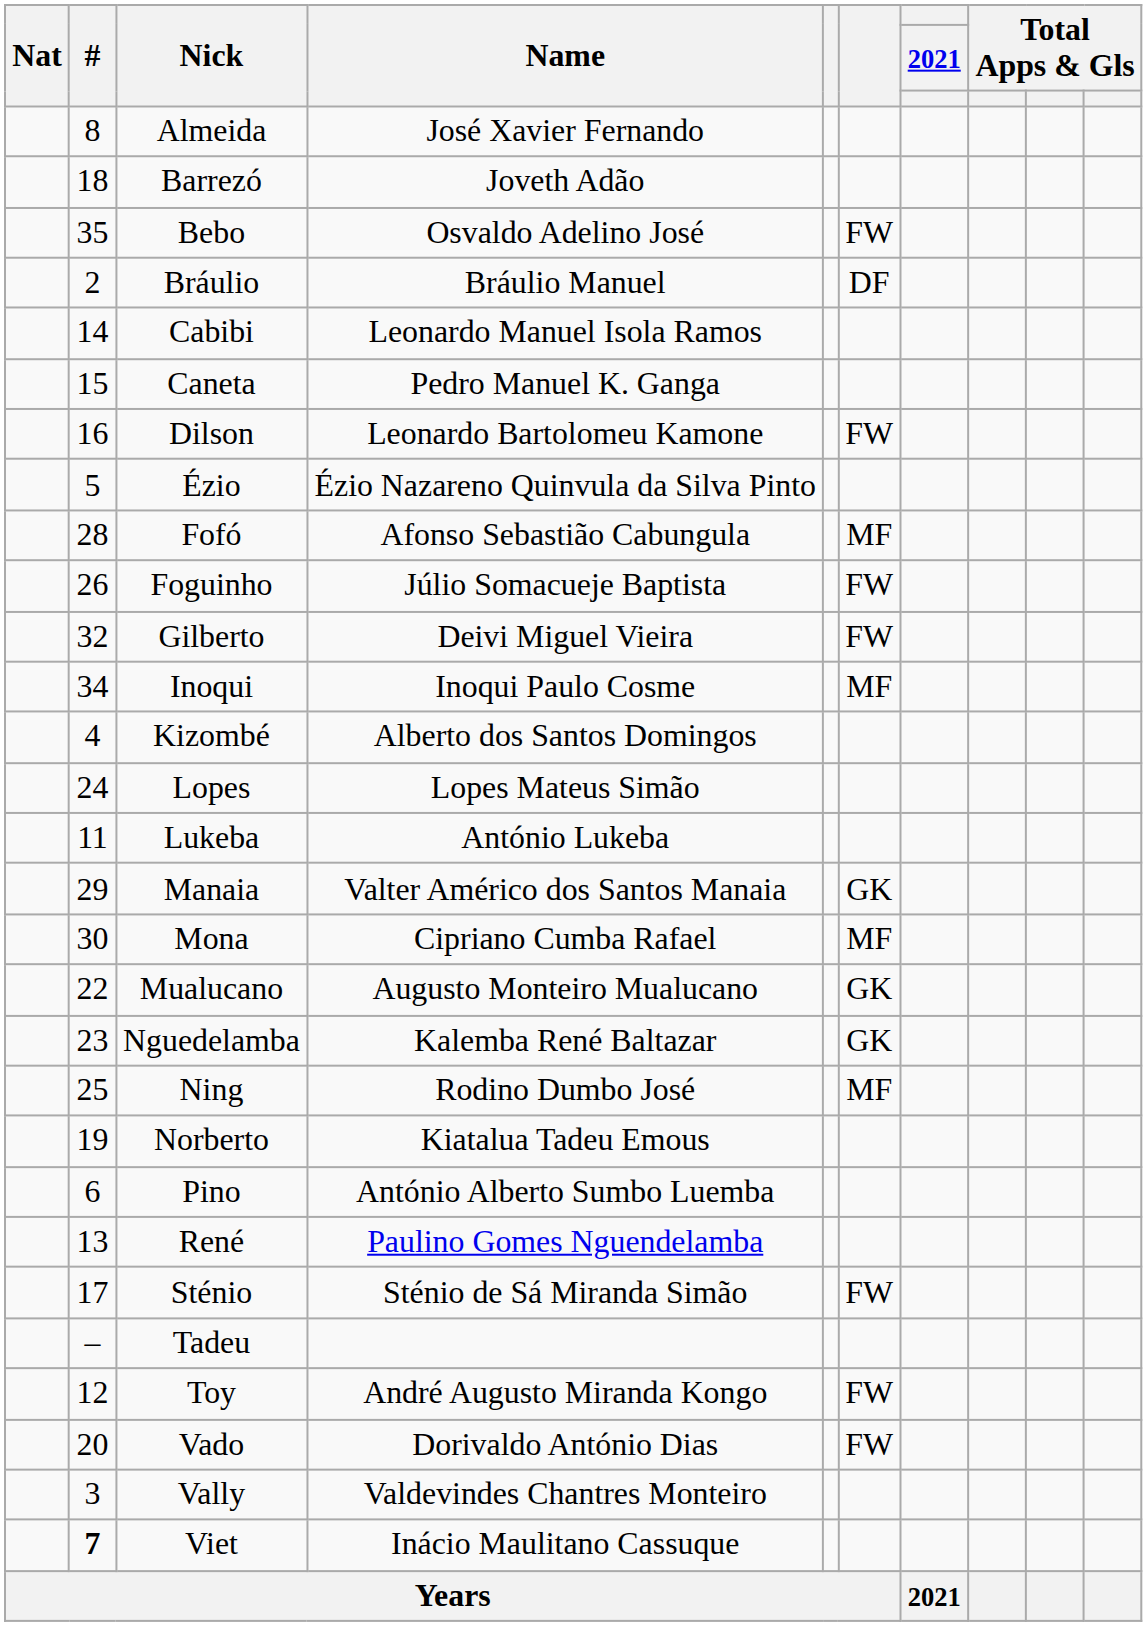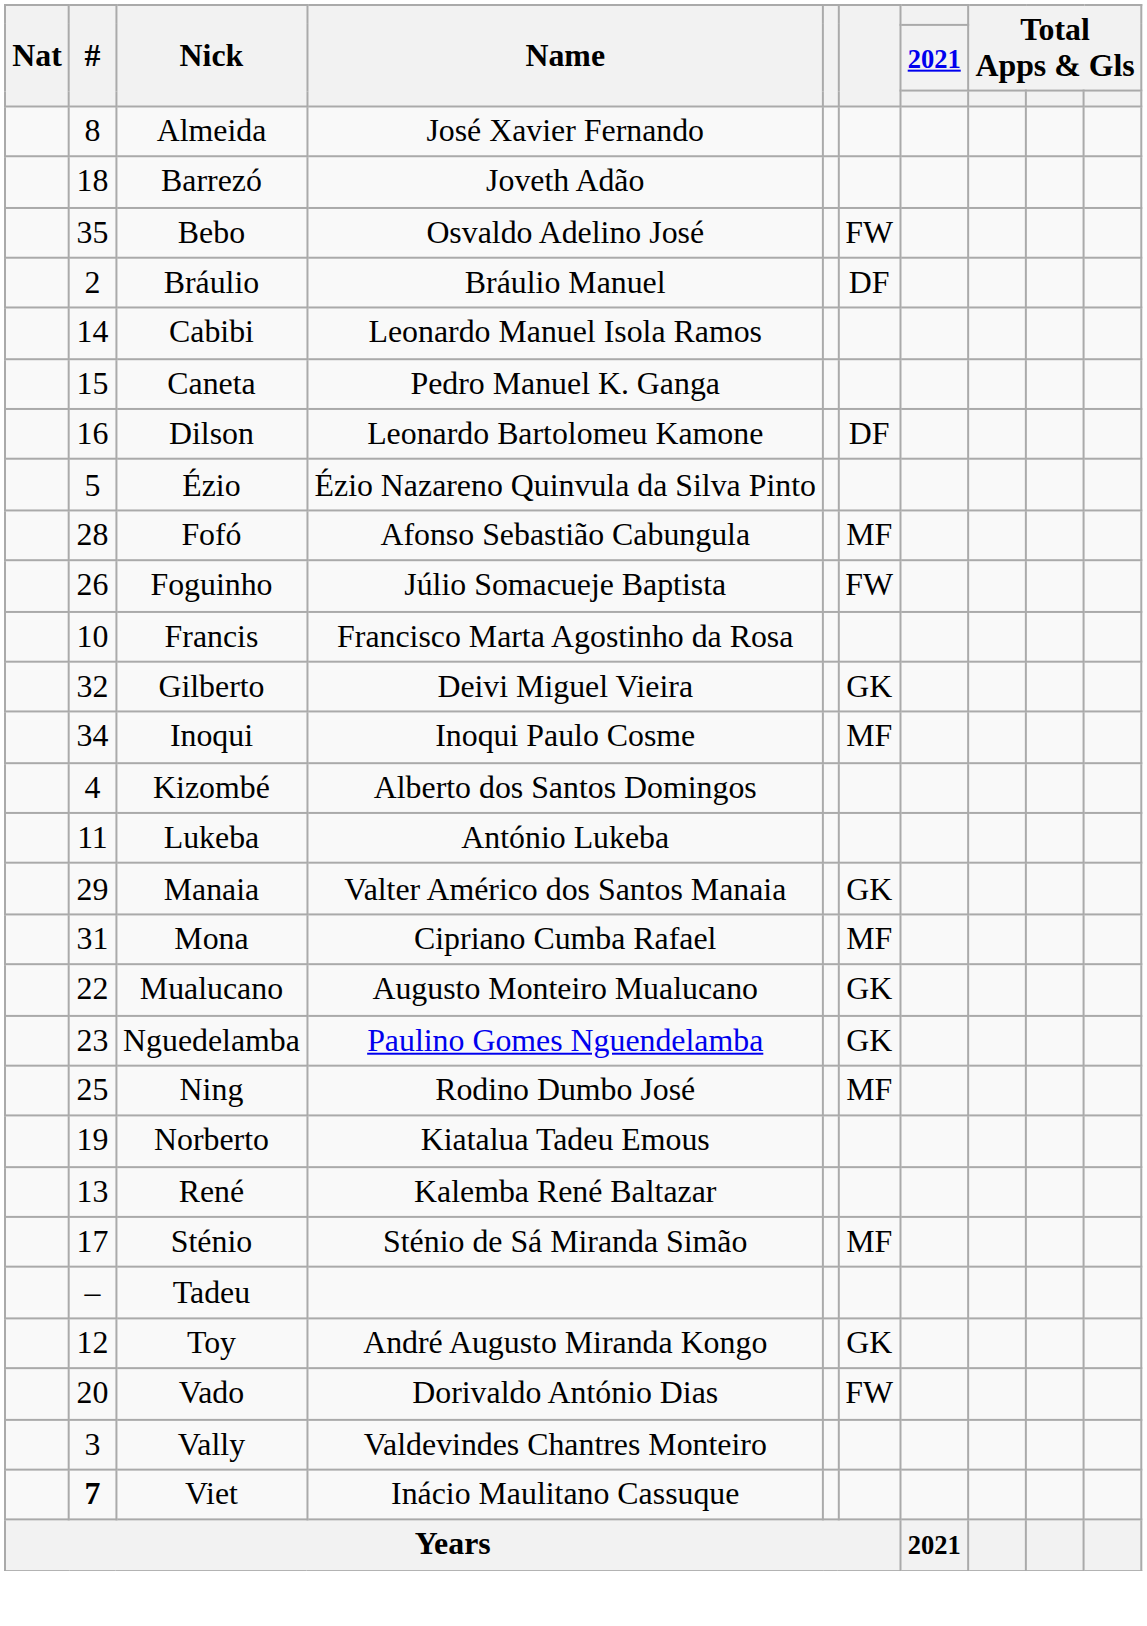(869, 433) FW -> (869, 433) DF
+ row: (211, 635)
(869, 635) FW -> (869, 686) GK
- row: (211, 787)
(92, 938) 30 -> (92, 938) 31
(565, 1039) Kalemba René Baltazar -> (565, 1039) Paulino Gomes Nguendelamba
- row: (211, 1191)
(565, 1241) Paulino Gomes Nguendelamba -> (565, 1191) Kalemba René Baltazar
(869, 1292) FW -> (869, 1241) MF
(869, 1393) FW -> (869, 1342) GK
